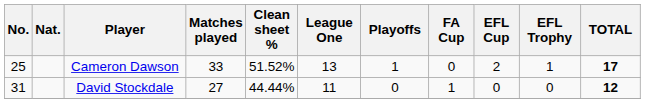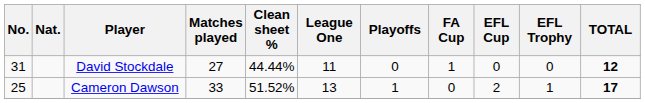rows swapped: (125, 66) <-> (125, 88)
